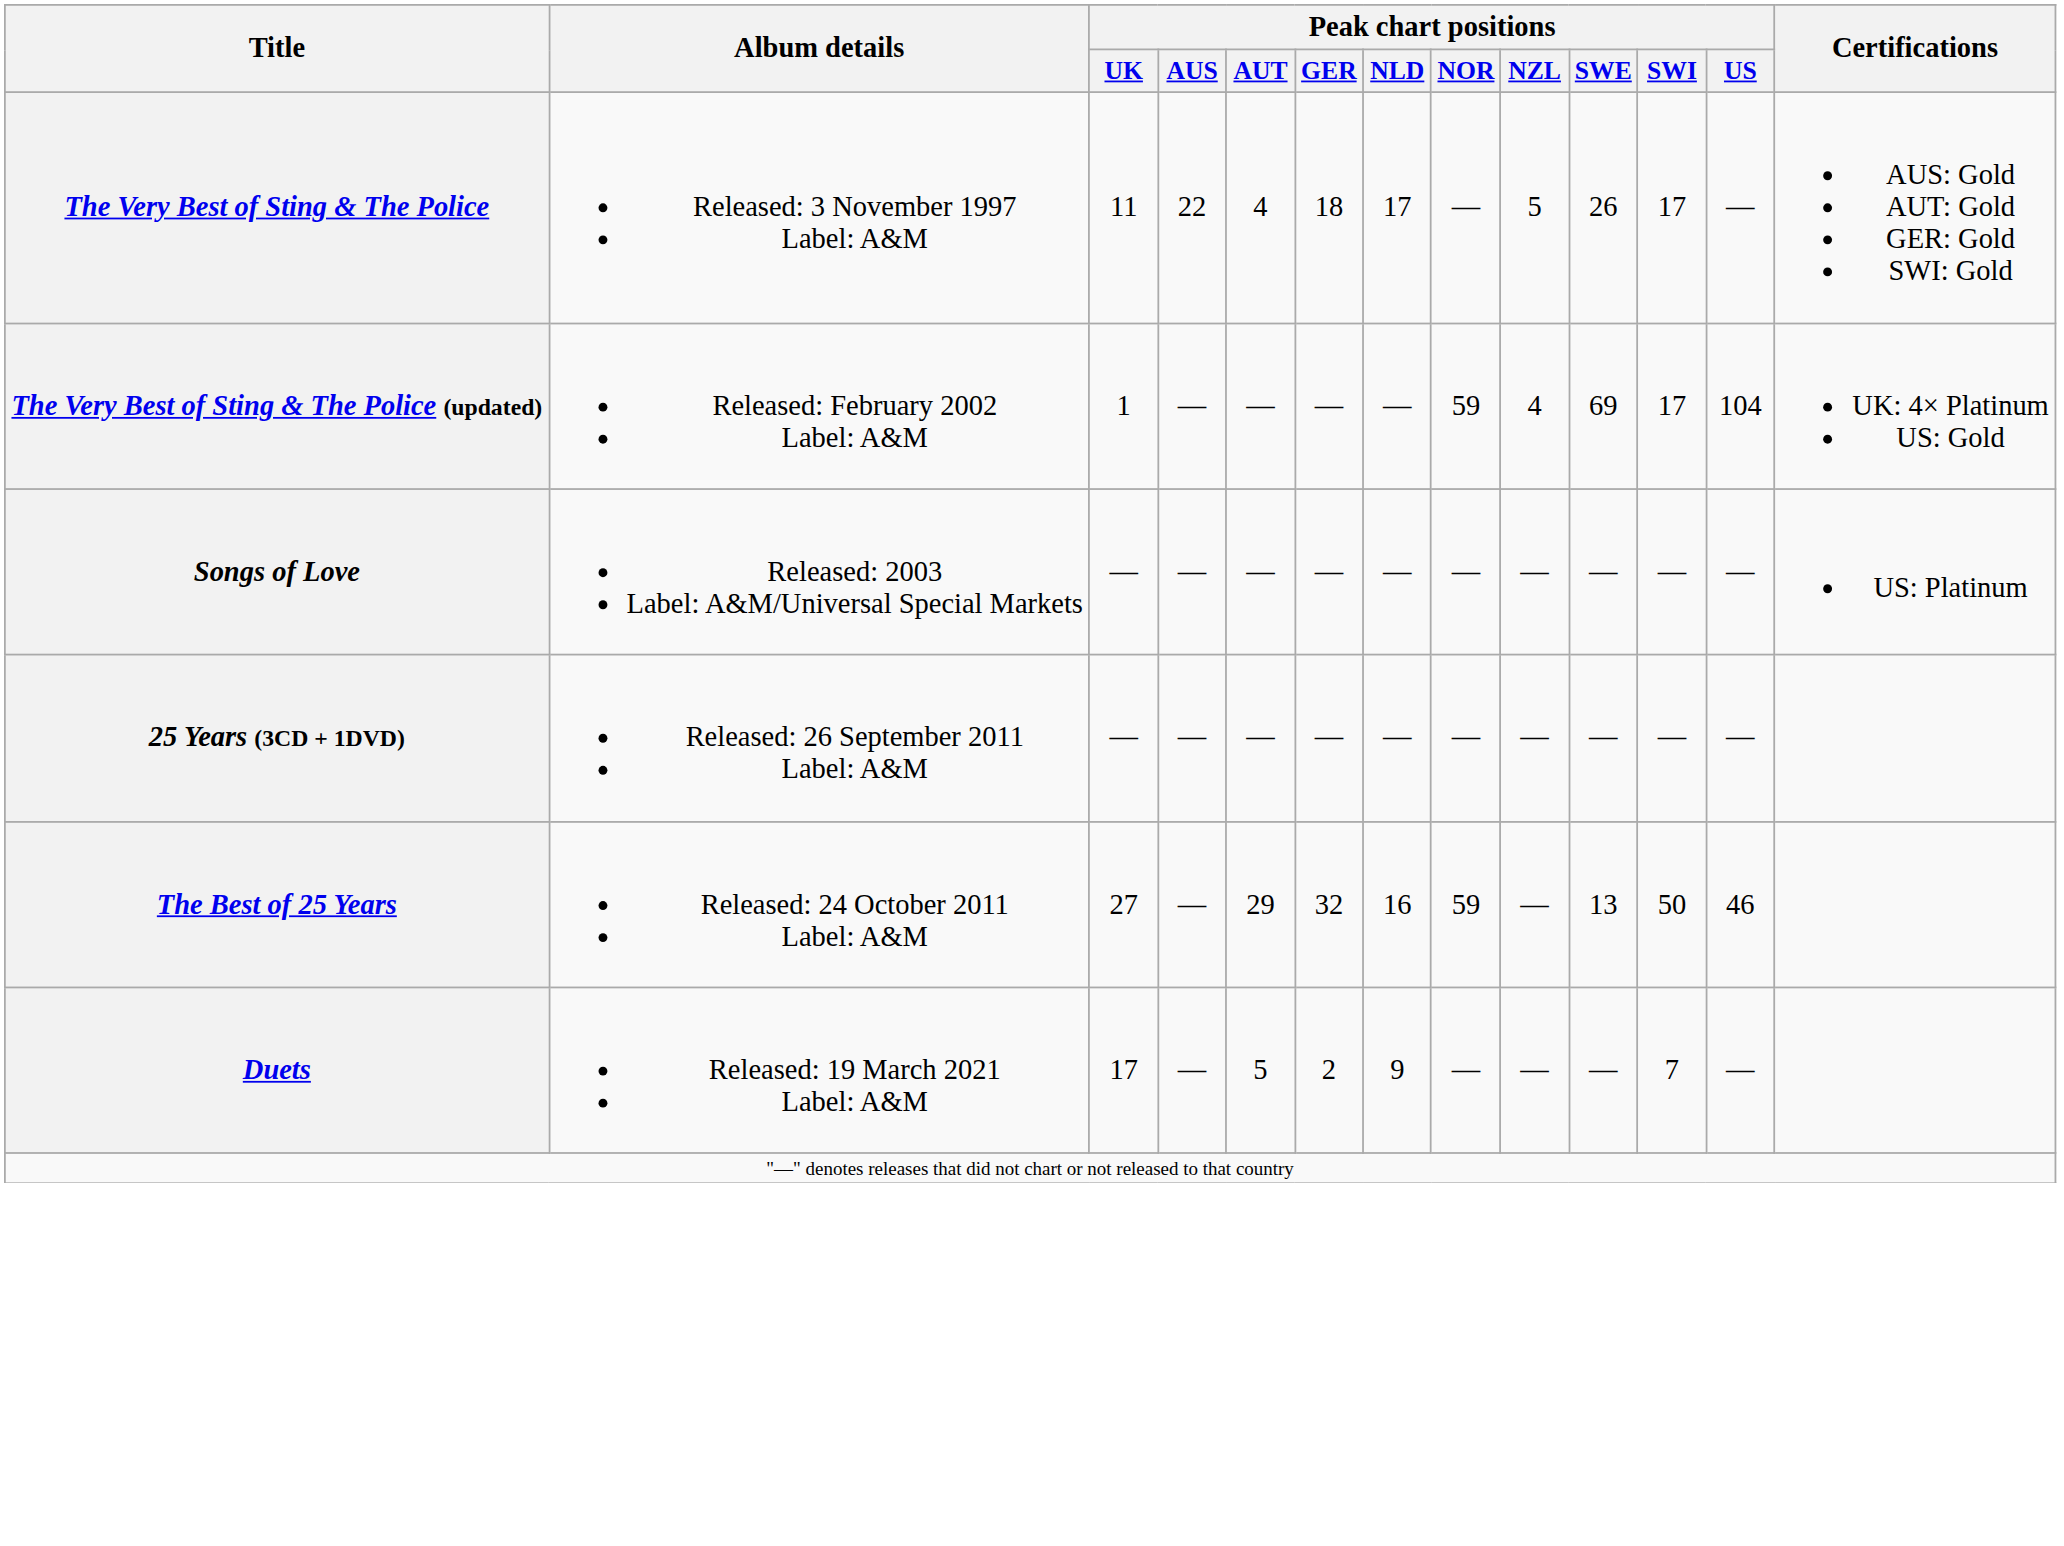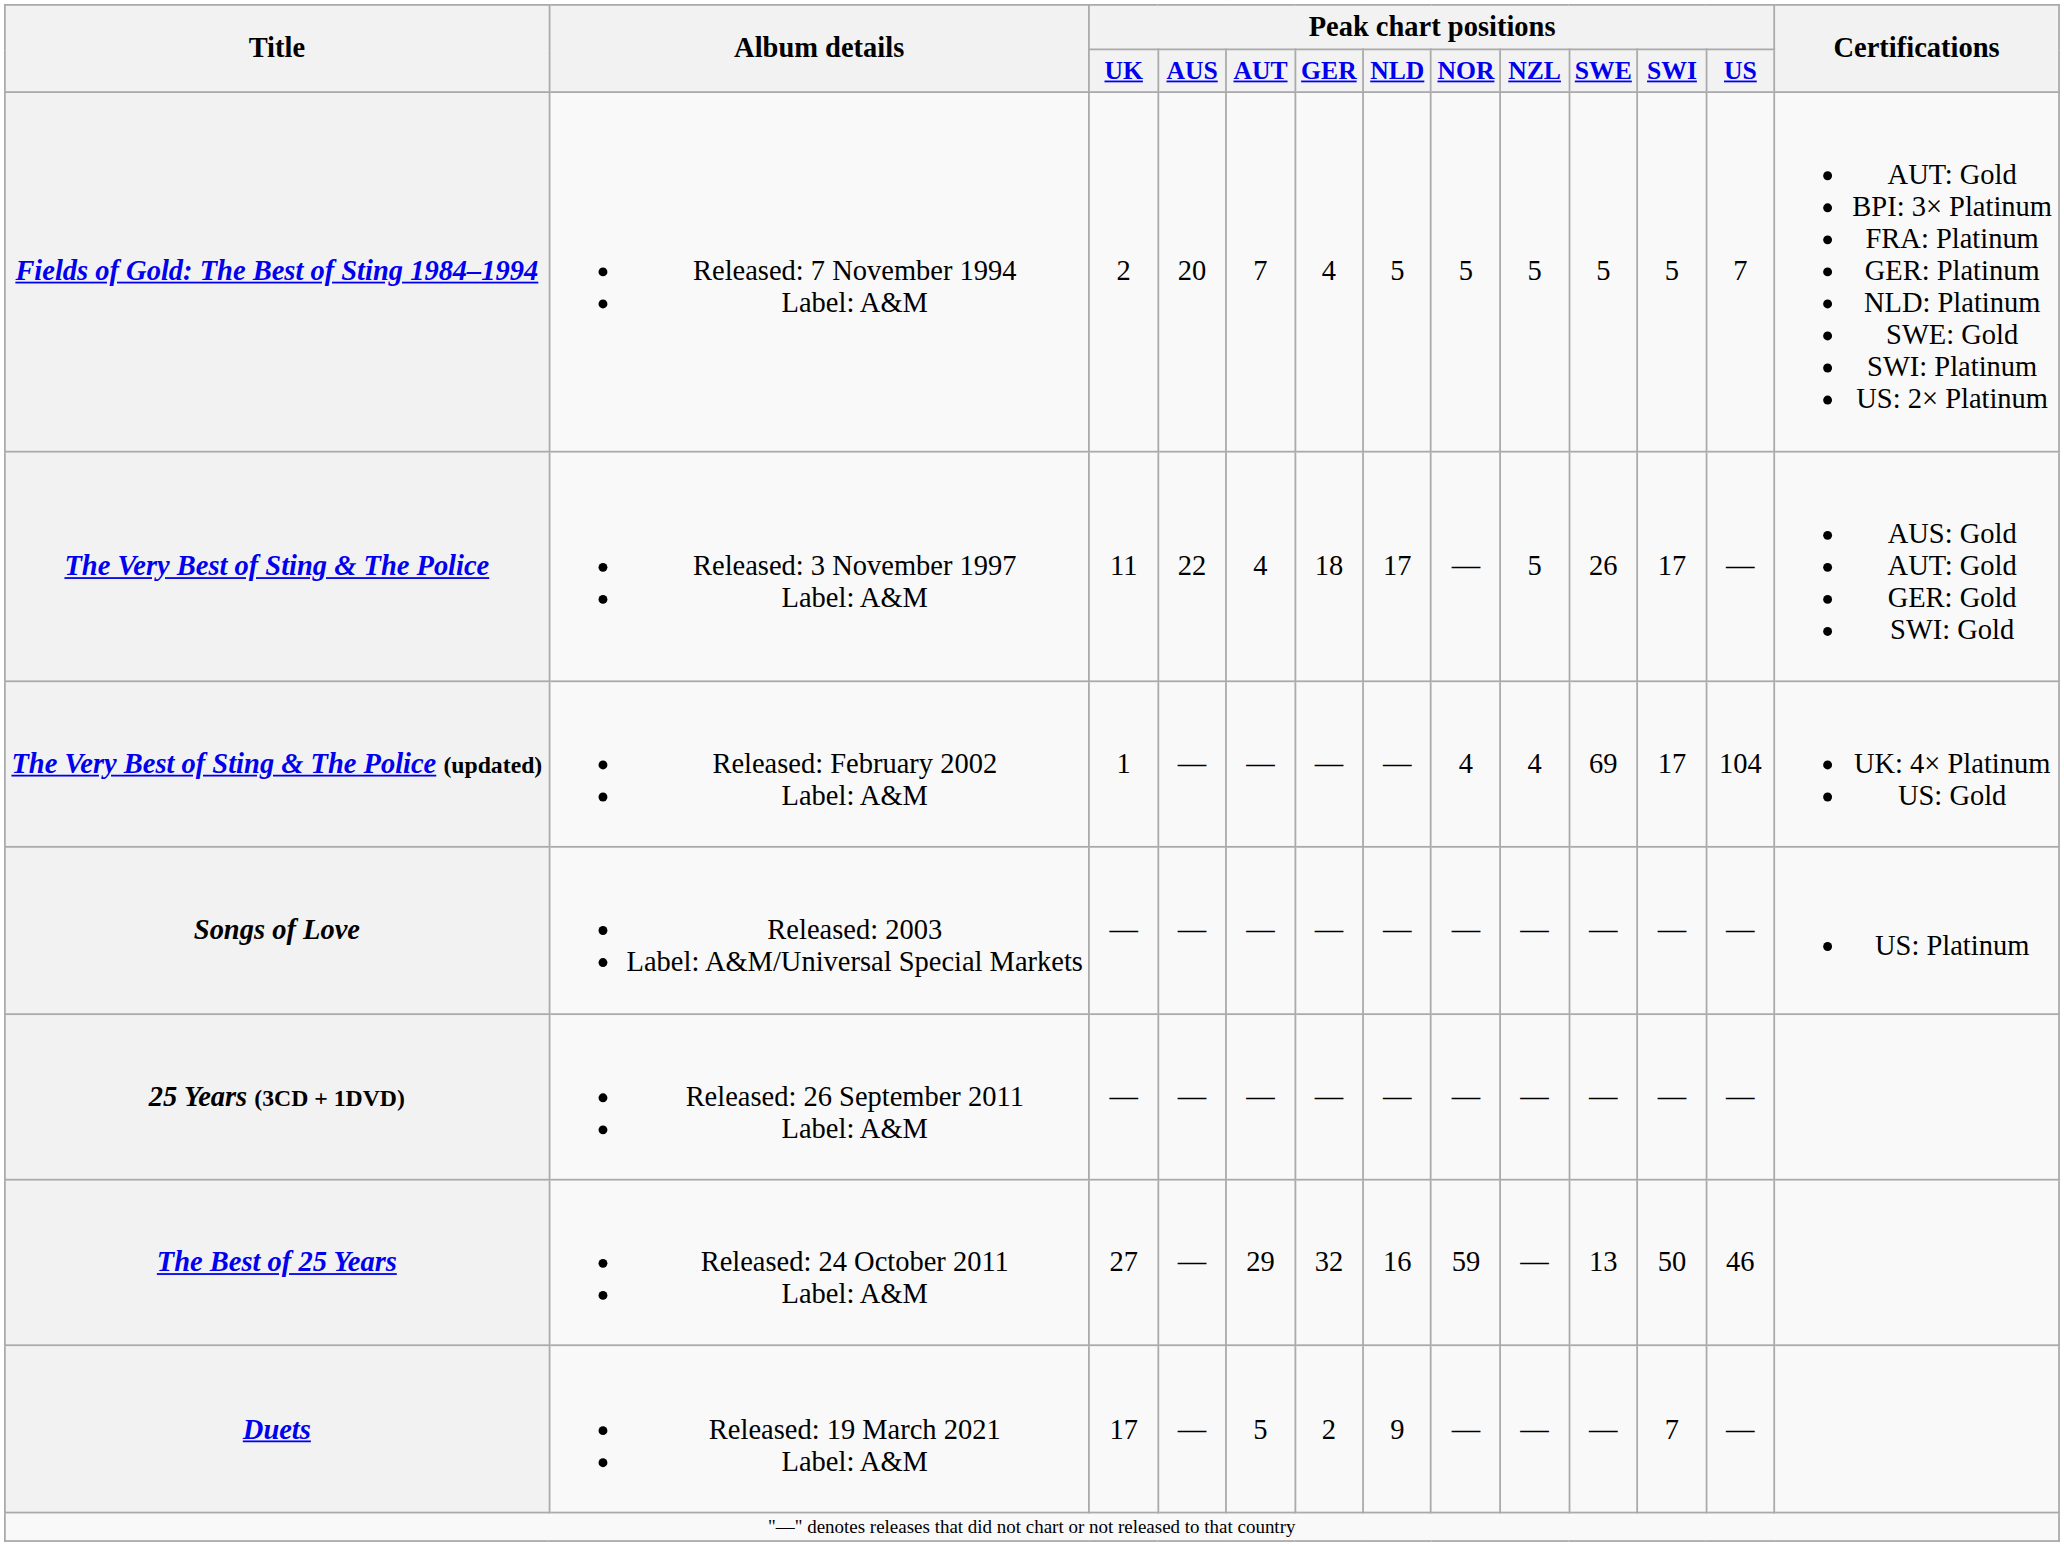+ row: (277, 271)
(1466, 405) 59 -> (1466, 763) 4
